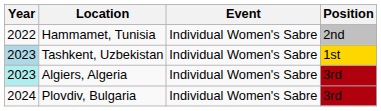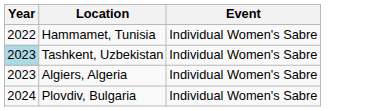- column: (348, 14)
(22, 75) paleturquoise background -> (22, 75) no background
